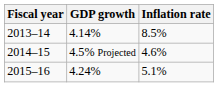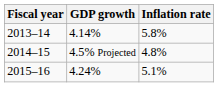(154, 33) 8.5% -> (154, 33) 5.8%
(154, 52) 4.6% -> (154, 52) 4.8%
